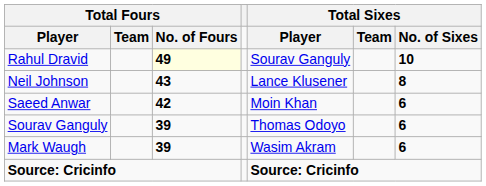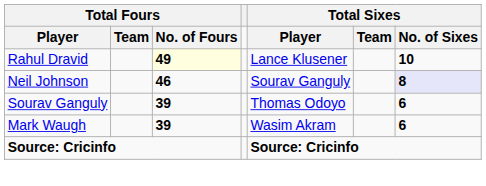(300, 59) Sourav Ganguly -> (299, 59) Lance Klusener
(163, 81) 43 -> (163, 81) 46
(299, 81) Lance Klusener -> (300, 81) Sourav Ganguly
(402, 81) no background -> (402, 81) lavender background
- row: (49, 103)
